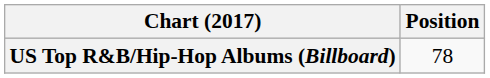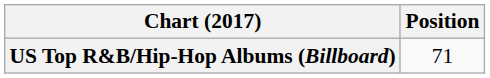(442, 55) 78 -> (442, 55) 71
